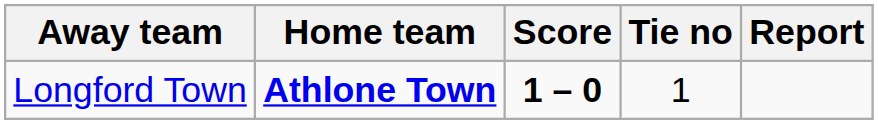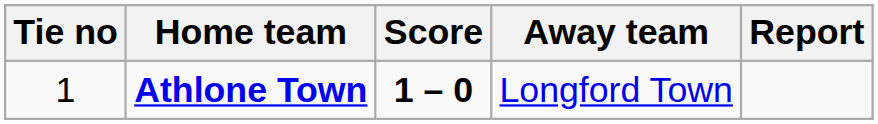columns swapped: (681, 32) <-> (130, 32)
